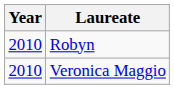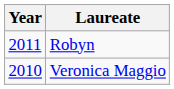(25, 44) 2010 -> (25, 44) 2011
